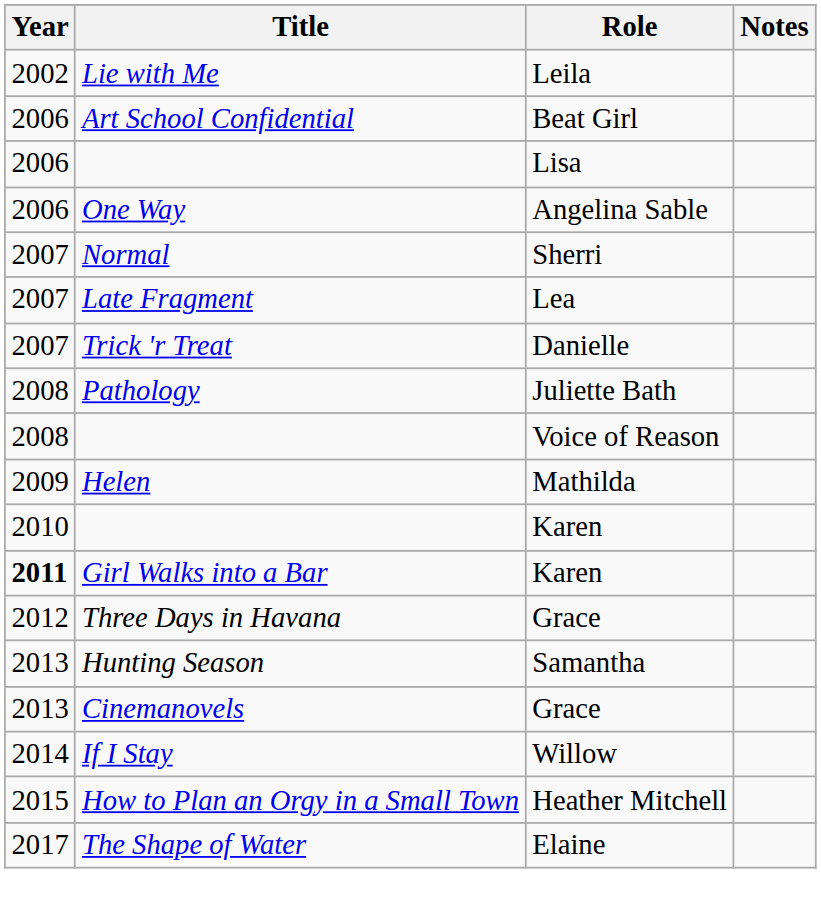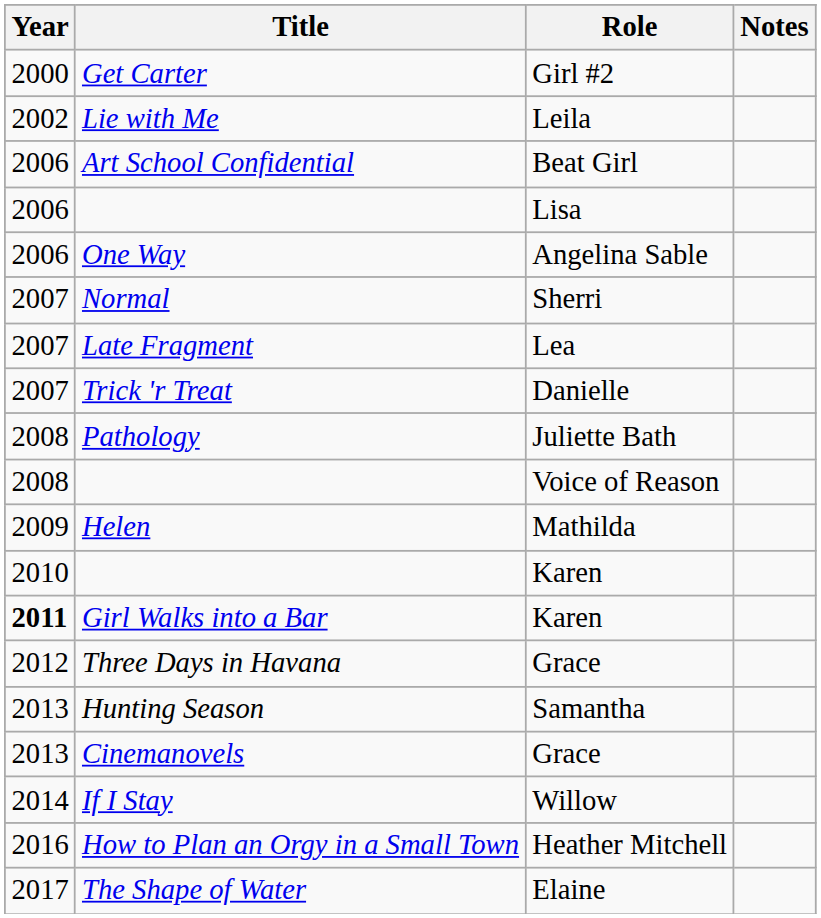+ row: (144, 72)
(40, 799) 2015 -> (40, 844) 2016
